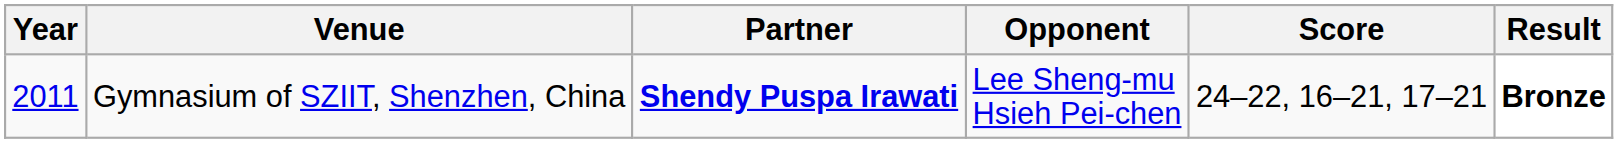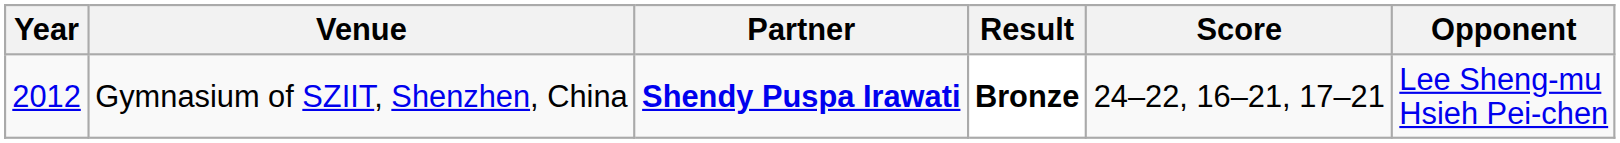columns swapped: (1077, 30) <-> (1554, 30)
(45, 96) 2011 -> (47, 96) 2012
